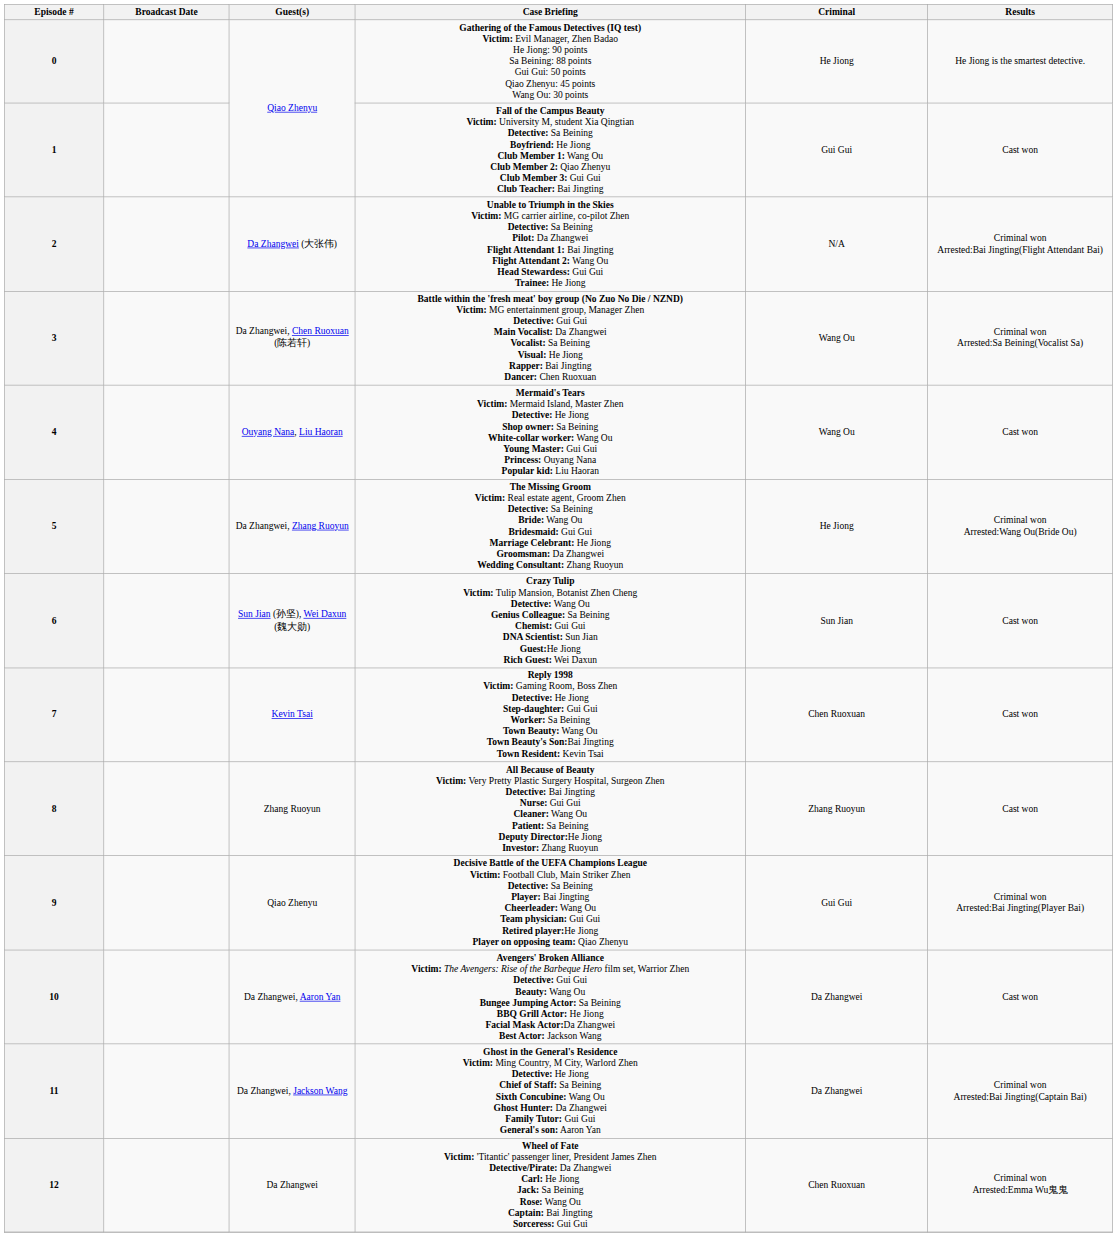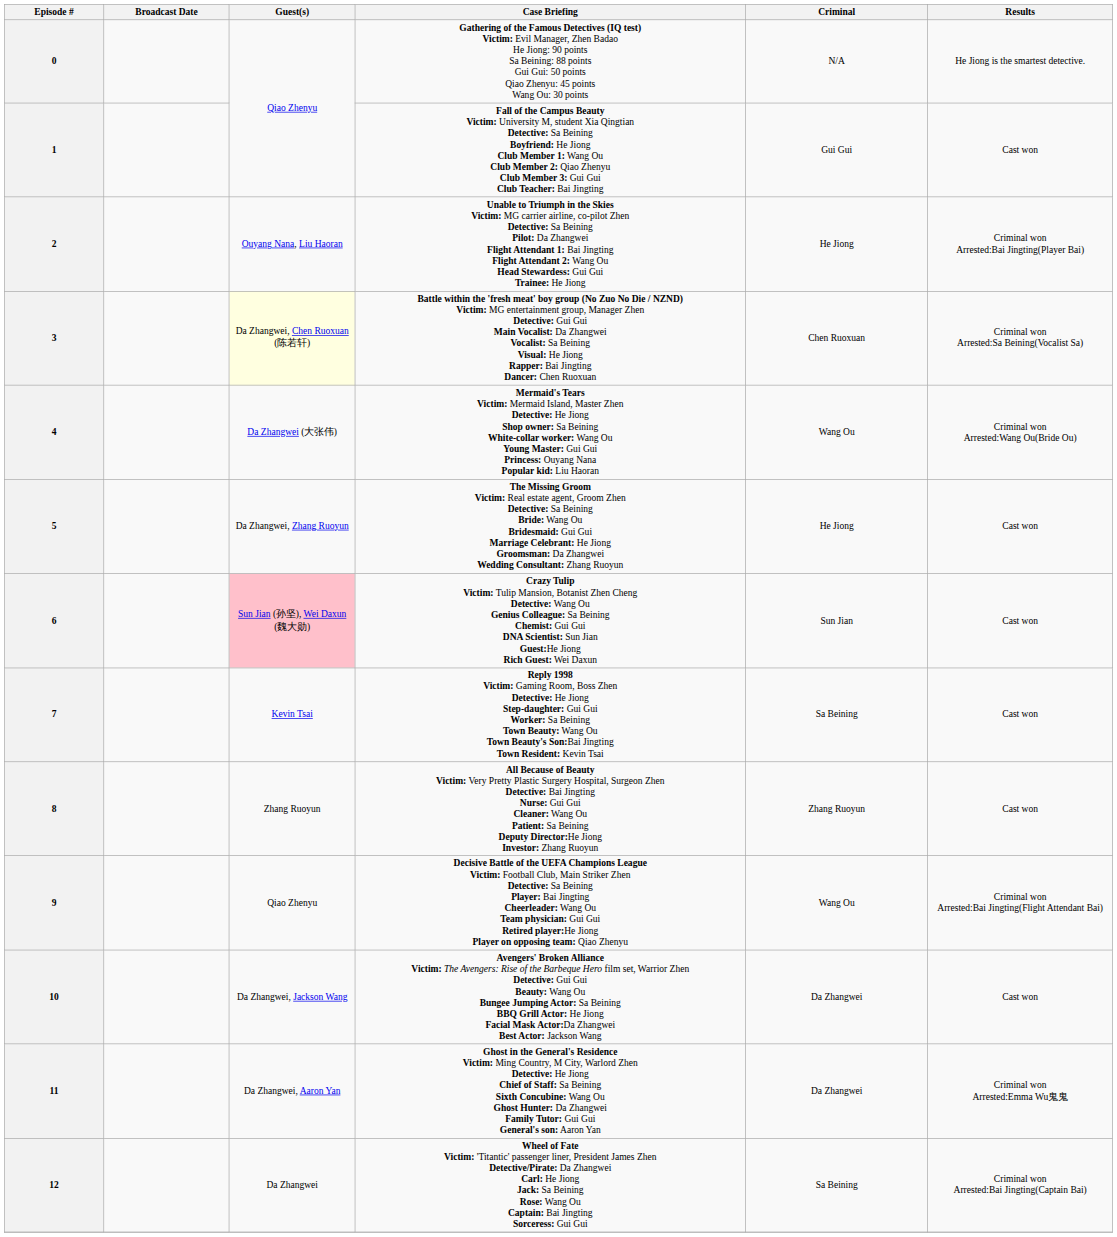(837, 61) He Jiong -> (837, 61) N/A
(292, 243) Da Zhangwei (大张伟) -> (292, 243) Ouyang Nana, Liu Haoran
(837, 243) N/A -> (837, 243) He Jiong
(1020, 243) Criminal won Arrested:Bai Jingting(Flight Attendant Bai) -> (1020, 243) Criminal won Arrested:Bai Jingting(Player Bai)
(292, 337) no background -> (292, 337) lightyellow background
(837, 337) Wang Ou -> (837, 337) Chen Ruoxuan
(292, 432) Ouyang Nana, Liu Haoran -> (292, 432) Da Zhangwei (大张伟)
(1020, 432) Cast won -> (1020, 432) Criminal won Arrested:Wang Ou(Bride Ou)
(1020, 526) Criminal won Arrested:Wang Ou(Bride Ou) -> (1020, 526) Cast won
(292, 620) no background -> (292, 620) pink background
(837, 714) Chen Ruoxuan -> (837, 714) Sa Beining
(837, 902) Gui Gui -> (837, 902) Wang Ou
(1020, 902) Criminal won Arrested:Bai Jingting(Player Bai) -> (1020, 902) Criminal won Arrested:Bai Jingting(Flight Attendant Bai)
(292, 996) Da Zhangwei, Aaron Yan -> (292, 996) Da Zhangwei, Jackson Wang
(292, 1090) Da Zhangwei, Jackson Wang -> (292, 1090) Da Zhangwei, Aaron Yan
(1020, 1090) Criminal won Arrested:Bai Jingting(Captain Bai) -> (1020, 1090) Criminal won Arrested:Emma Wu鬼鬼
(837, 1184) Chen Ruoxuan -> (837, 1184) Sa Beining
(1020, 1184) Criminal won Arrested:Emma Wu鬼鬼 -> (1020, 1184) Criminal won Arrested:Bai Jingting(Captain Bai)
